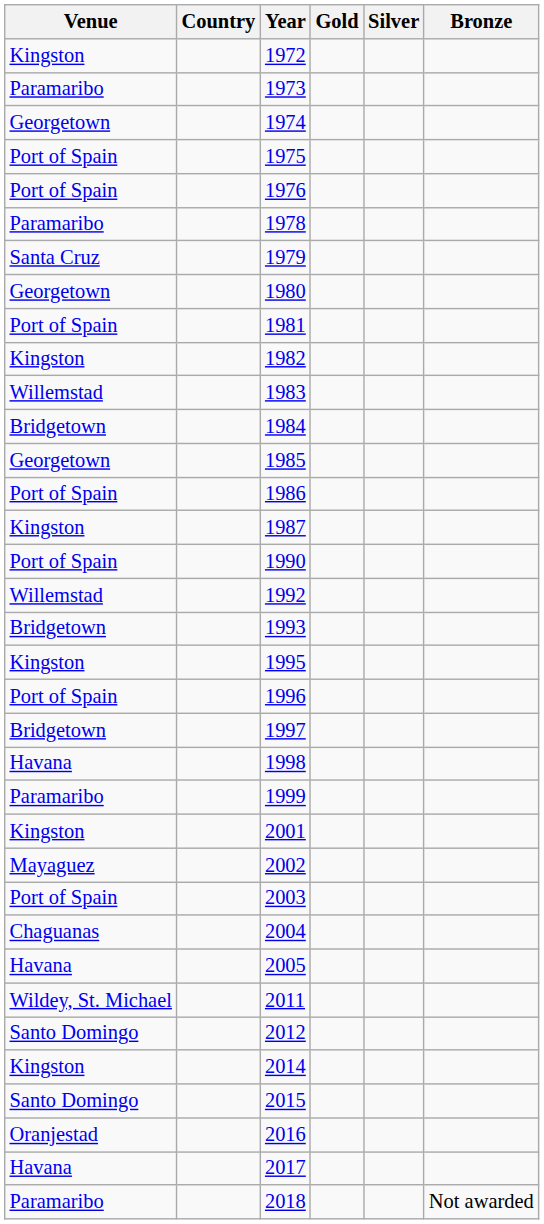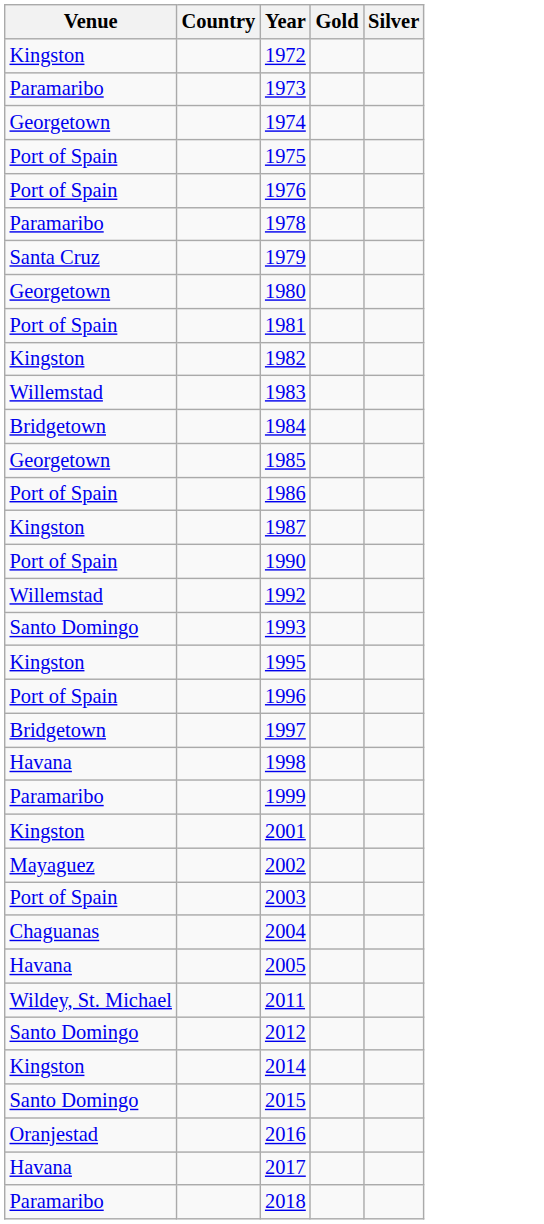- column: (481, 21)
(58, 628) Bridgetown -> (74, 628) Santo Domingo
